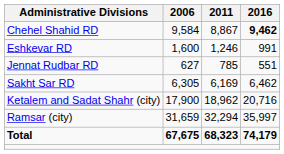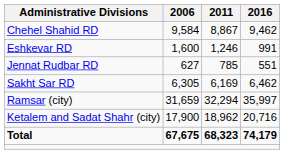(263, 30) bold -> (263, 30) normal
rows swapped: (84, 100) <-> (40, 118)
